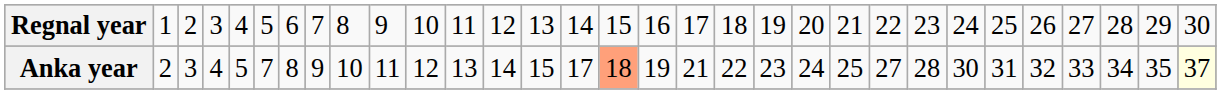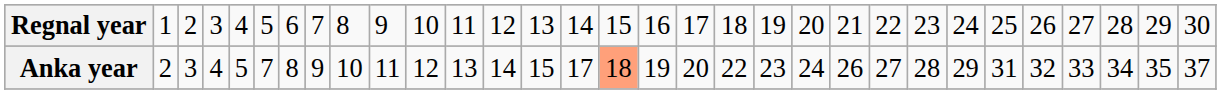(696, 67) 21 -> (696, 67) 20
(850, 67) 25 -> (850, 67) 26
(966, 67) 30 -> (966, 67) 29
(1197, 67) lightyellow background -> (1197, 67) no background
